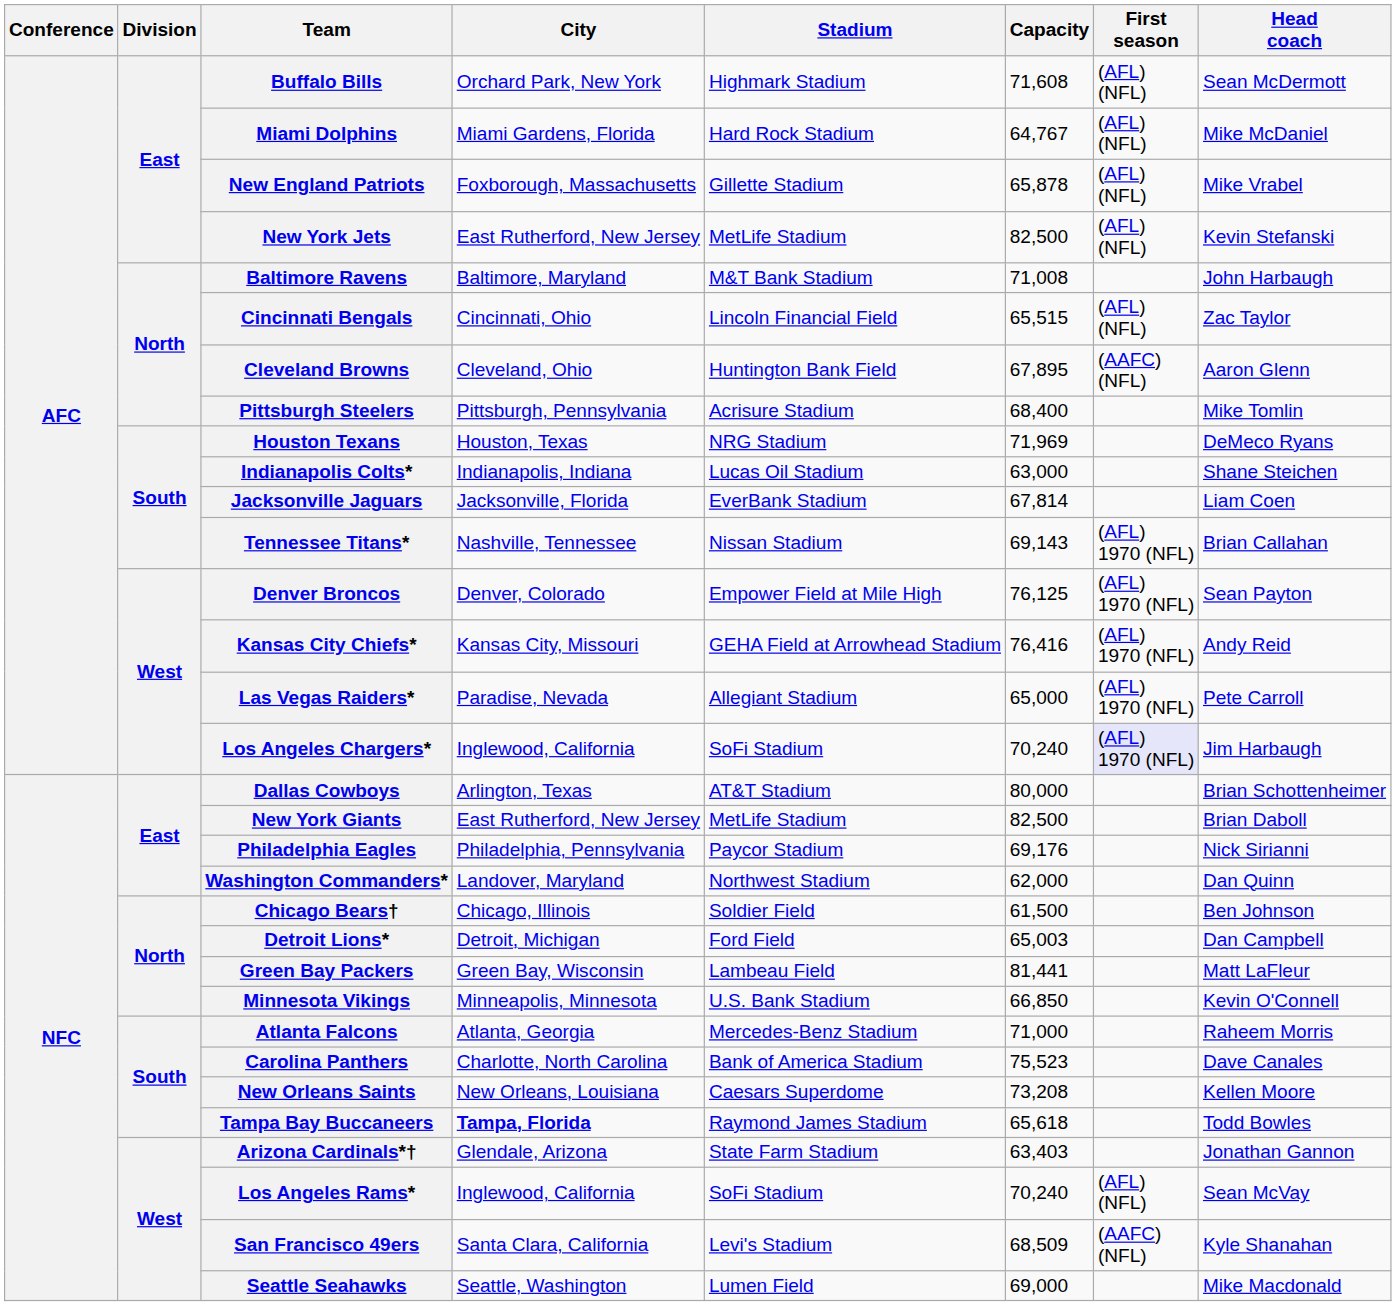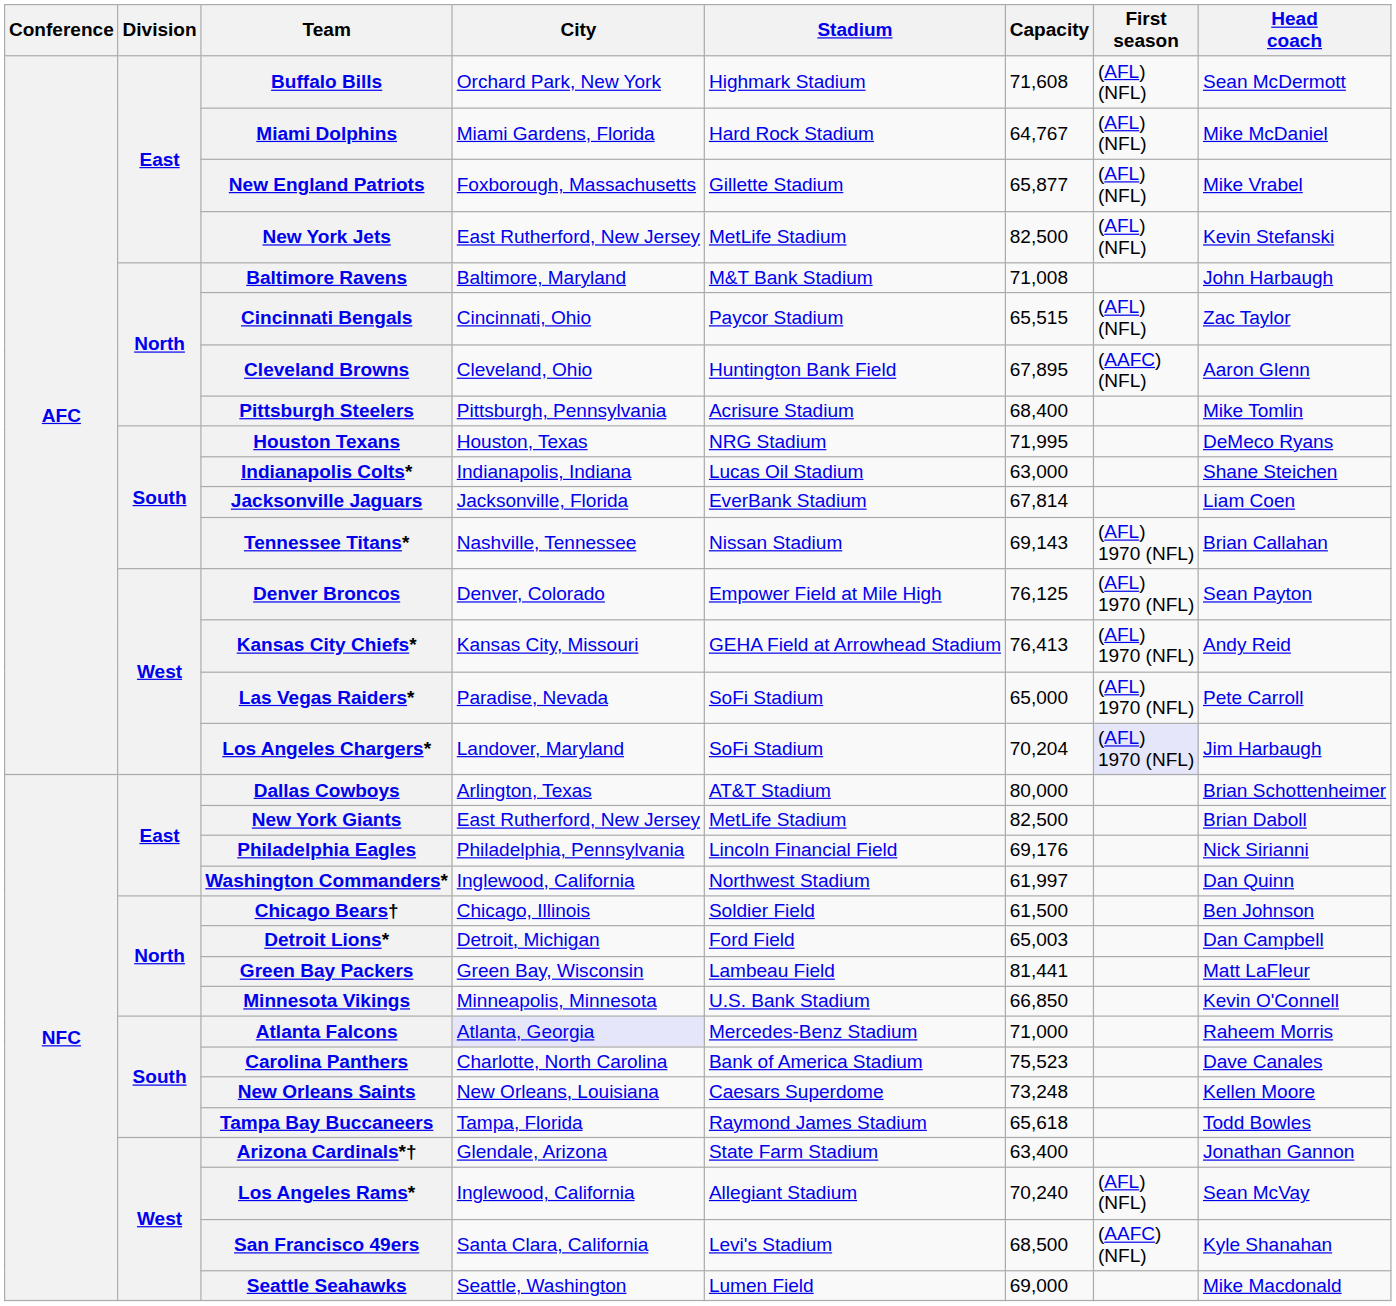(1039, 185) 65,878 -> (1039, 185) 65,877
(803, 318) Lincoln Financial Field -> (776, 318) Paycor Stadium
(1039, 441) 71,969 -> (1039, 441) 71,995
(1039, 645) 76,416 -> (1039, 645) 76,413
(783, 697) Allegiant Stadium -> (766, 697) SoFi Stadium
(546, 749) Inglewood, California -> (540, 749) Landover, Maryland
(1039, 749) 70,240 -> (1039, 749) 70,204
(776, 850) Paycor Stadium -> (803, 850) Lincoln Financial Field
(540, 880) Landover, Maryland -> (546, 880) Inglewood, California
(1039, 880) 62,000 -> (1039, 880) 61,997
(526, 1031) no background -> (526, 1031) lavender background
(1039, 1091) 73,208 -> (1039, 1091) 73,248
(524, 1122) bold -> (520, 1122) normal
(1039, 1152) 63,403 -> (1039, 1152) 63,400
(766, 1193) SoFi Stadium -> (783, 1193) Allegiant Stadium
(1039, 1244) 68,509 -> (1039, 1244) 68,500
